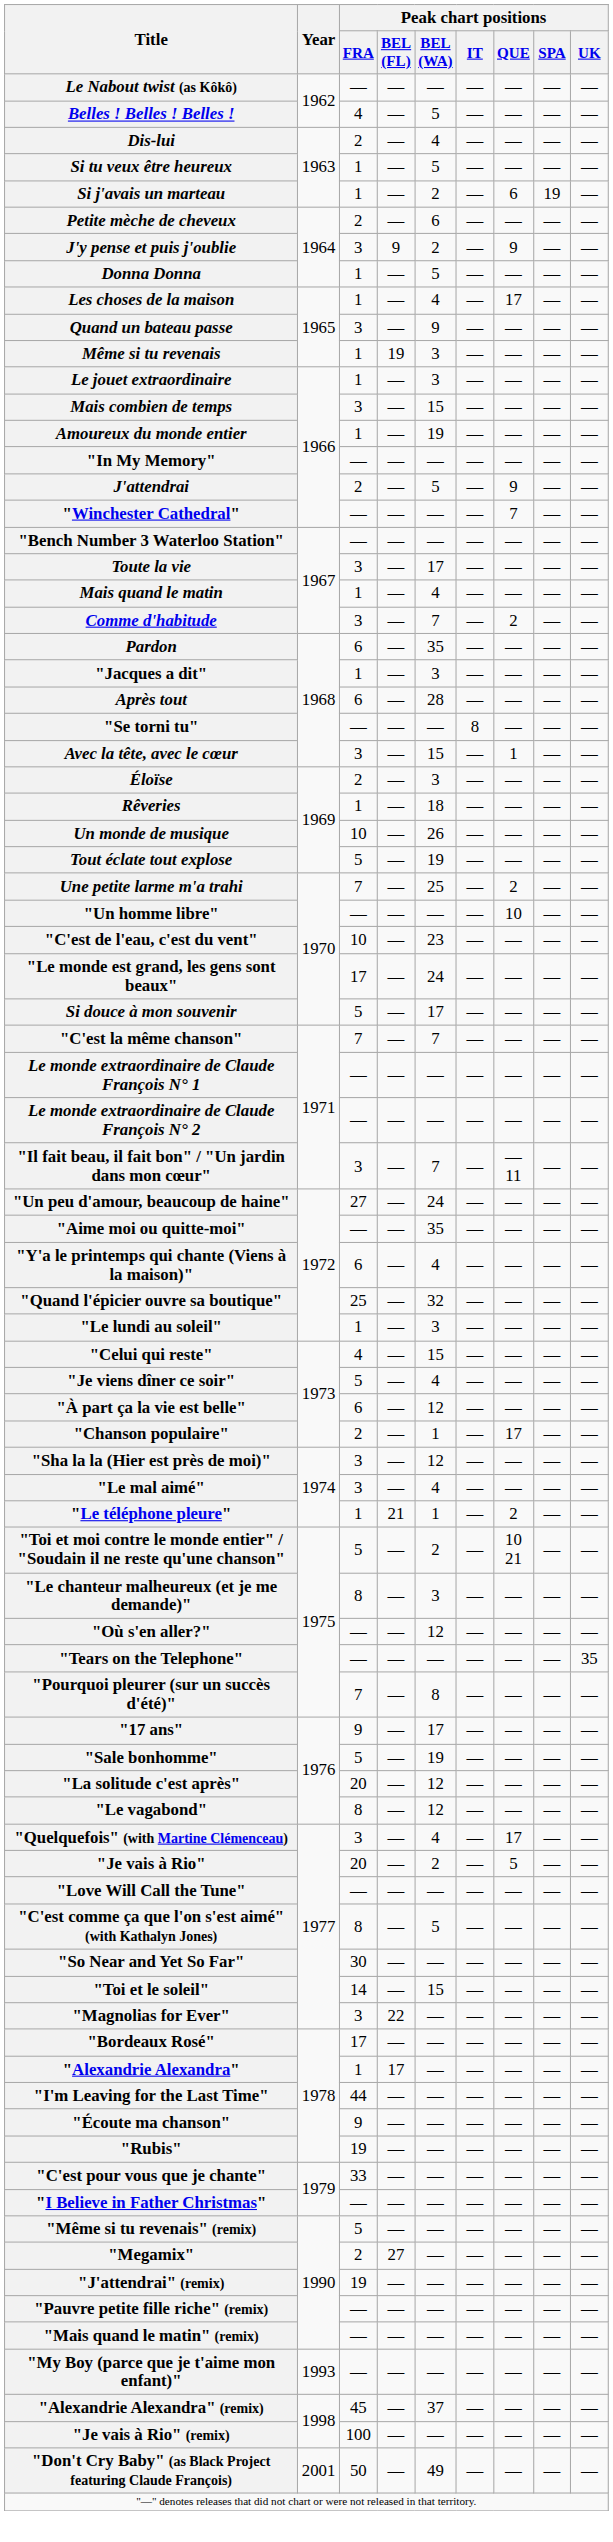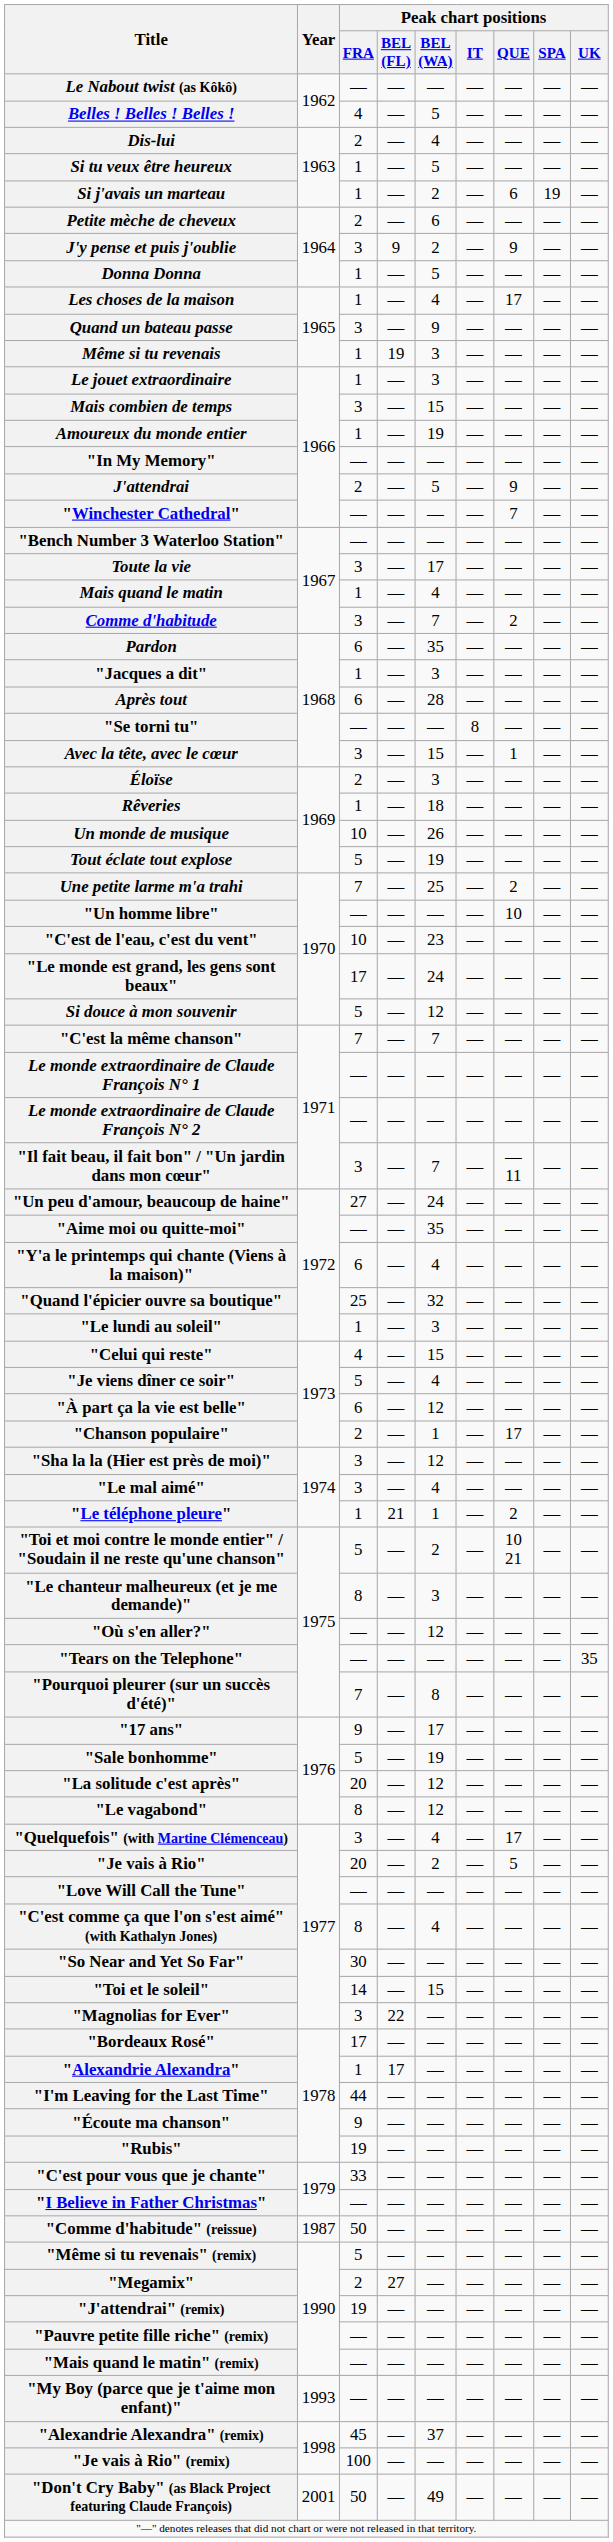(435, 1012) 17 -> (435, 1012) 12
(435, 1926) 5 -> (435, 1926) 4
+ row: (151, 2228)
